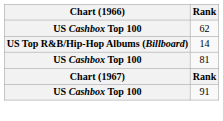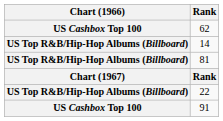(97, 60) US Cashbox Top 100 -> (97, 60) US Top R&B/Hip-Hop Albums (Billboard)
+ row: (205, 92)
